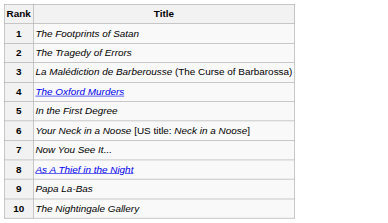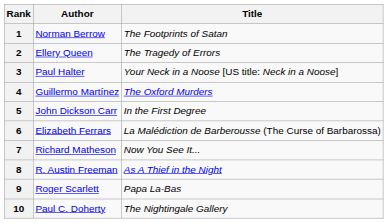+ column: (77, 14)
(164, 72) La Malédiction de Barberousse (The Curse of Barbarossa) -> (231, 72) Your Neck in a Noose [US title: Neck in a Noose]
(143, 130) Your Neck in a Noose [US title: Neck in a Noose] -> (252, 130) La Malédiction de Barberousse (The Curse of Barbarossa)
